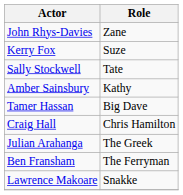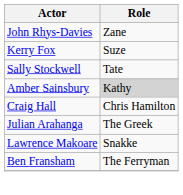(117, 87) no background -> (117, 87) lightgrey background
- row: (40, 106)
rows swapped: (52, 180) <-> (41, 161)
